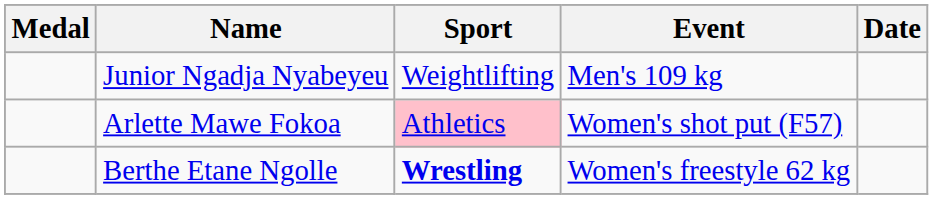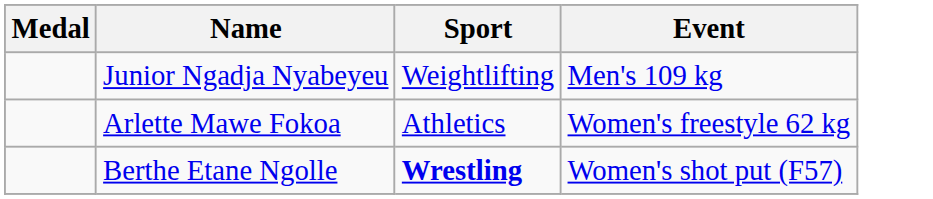- column: (892, 28)
(454, 123) pink background -> (454, 123) no background
(705, 123) Women's shot put (F57) -> (709, 123) Women's freestyle 62 kg
(709, 170) Women's freestyle 62 kg -> (705, 170) Women's shot put (F57)
